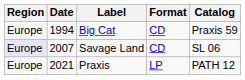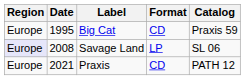(62, 30) 1994 -> (62, 30) 1995
(62, 48) 2007 -> (62, 48) 2008
(157, 48) CD -> (156, 48) LP
(156, 65) LP -> (157, 65) CD
